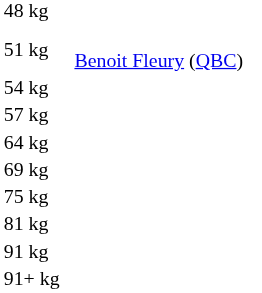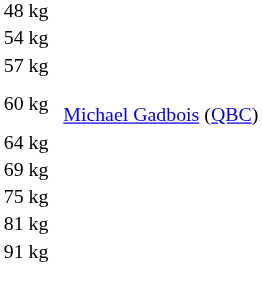- row: (26, 49)
+ row: (26, 103)
- row: (32, 278)
